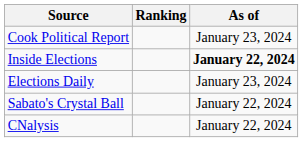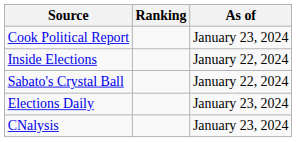(244, 59) bold -> (241, 59) normal
rows swapped: (66, 103) <-> (51, 81)
(244, 125) January 22, 2024 -> (241, 125) January 23, 2024
